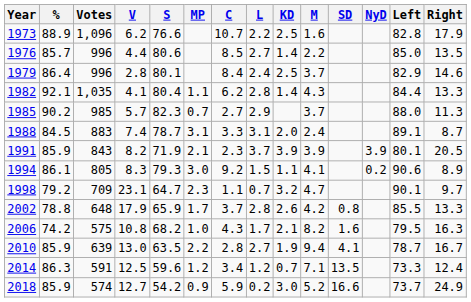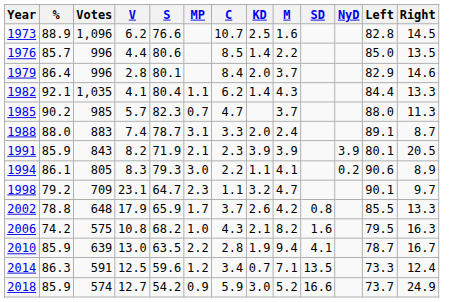- column: (260, 14)
(449, 34) 17.9 -> (421, 34) 14.5
(287, 73) 2.5 -> (260, 73) 2.0
(232, 112) 2.7 -> (232, 112) 4.7
(56, 131) 84.5 -> (56, 131) 88.0
(232, 170) 9.2 -> (232, 170) 2.2
